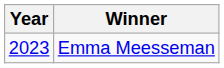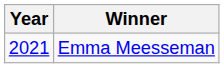(29, 47) 2023 -> (29, 47) 2021
